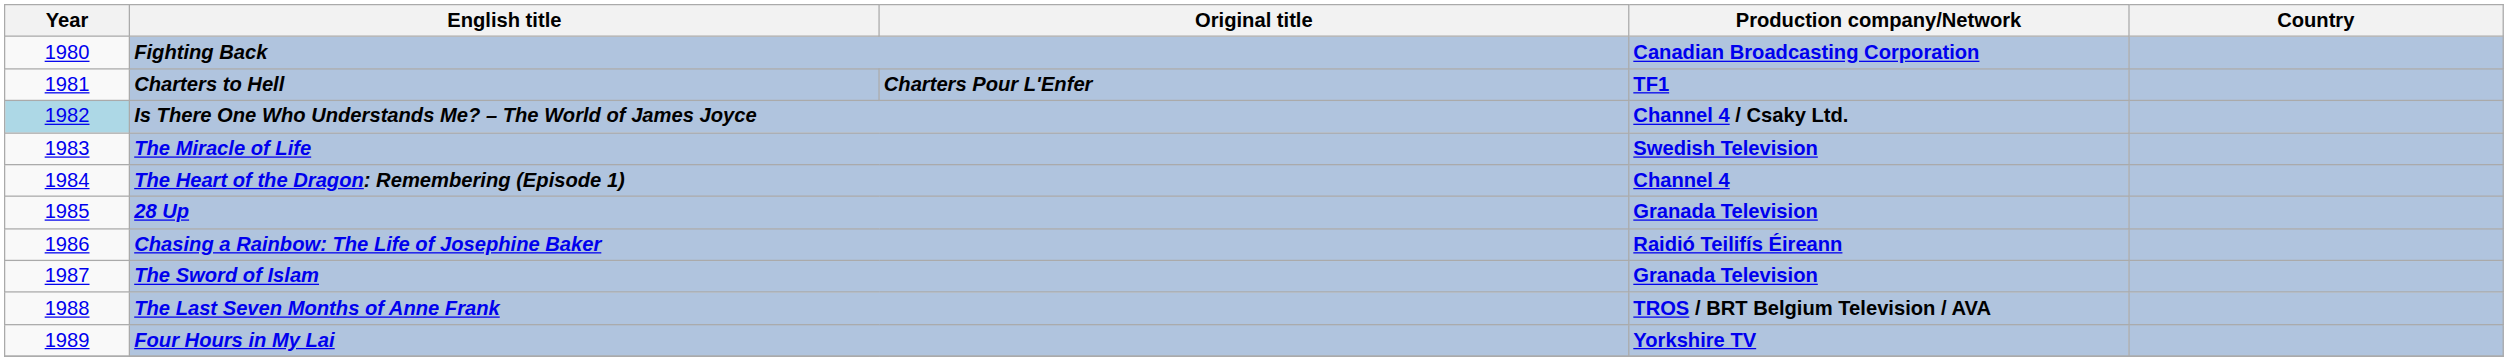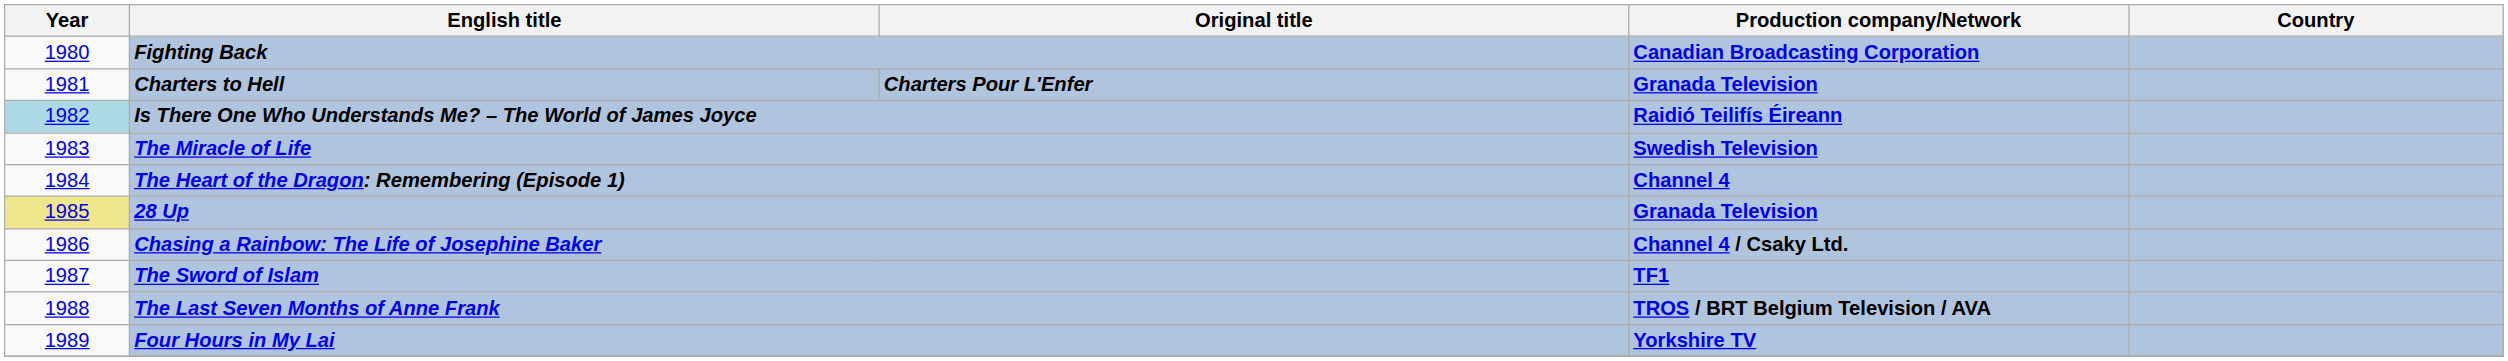(1651, 84) TF1 -> (1726, 84) Granada Television
(1741, 116) Channel 4 / Csaky Ltd. -> (1738, 116) Raidió Teilifís Éireann
(67, 212) no background -> (67, 212) khaki background
(1738, 244) Raidió Teilifís Éireann -> (1741, 244) Channel 4 / Csaky Ltd.
(1726, 276) Granada Television -> (1651, 276) TF1
